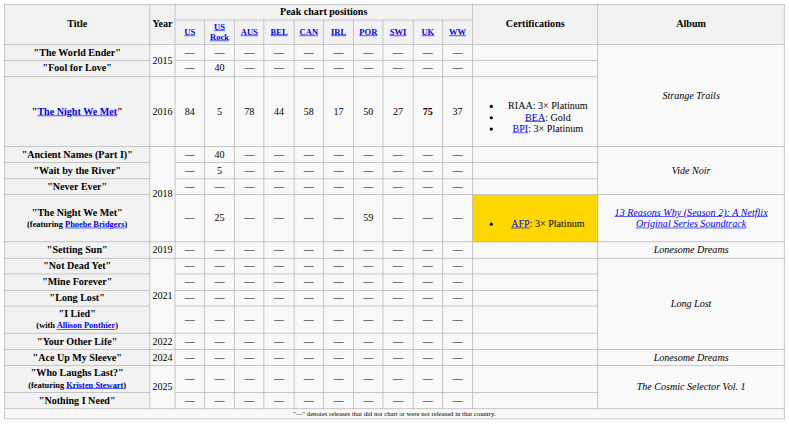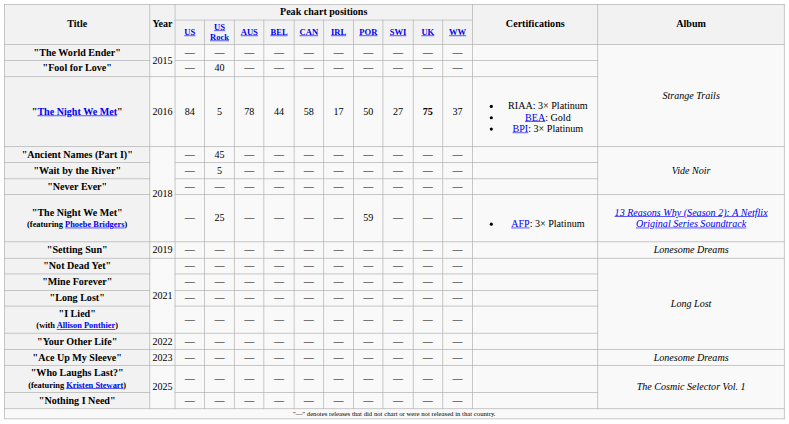(220, 154) 40 -> (220, 154) 45
(535, 224) gold background -> (535, 224) no background
(162, 357) 2024 -> (162, 357) 2023
